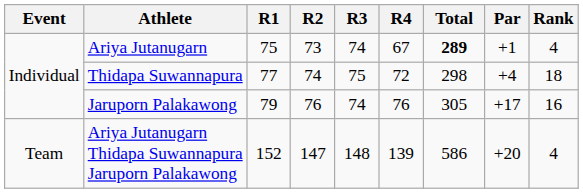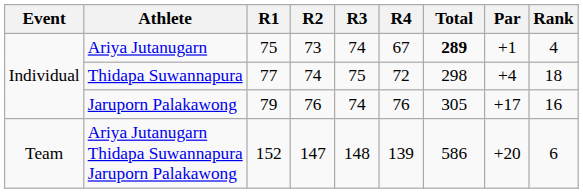(553, 153) 4 -> (553, 153) 6
